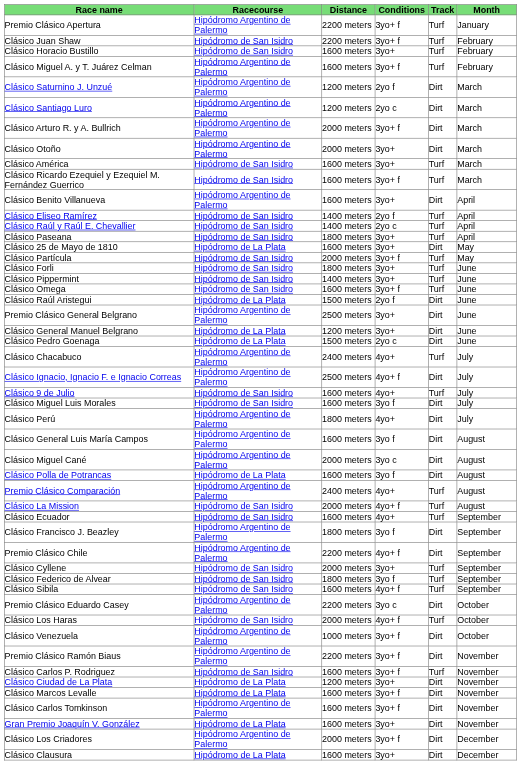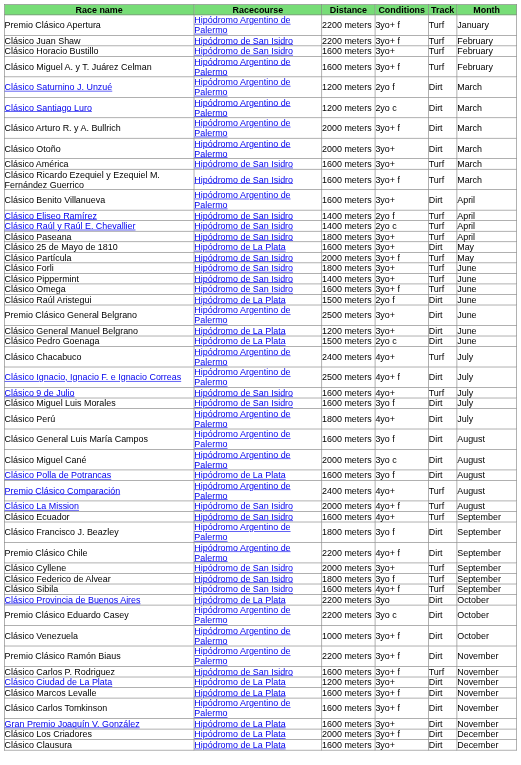+ row: (73, 600)
- row: (41, 620)
(242, 739) Hipódromo Argentino de Palermo -> (240, 734) Hipódromo de La Plata
